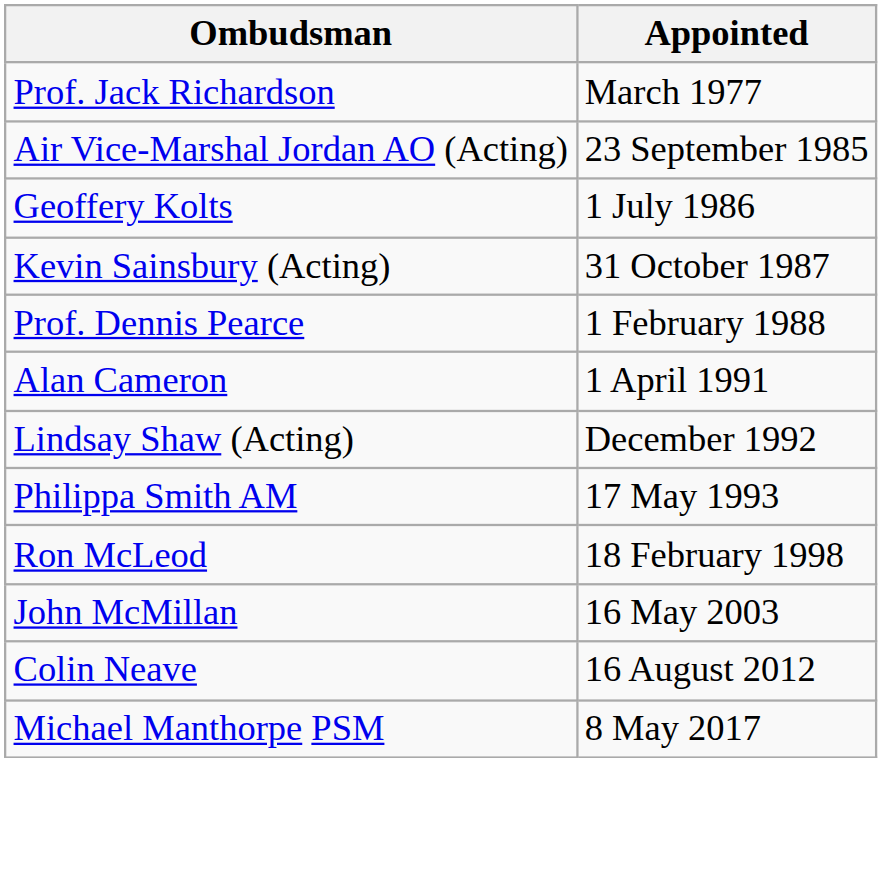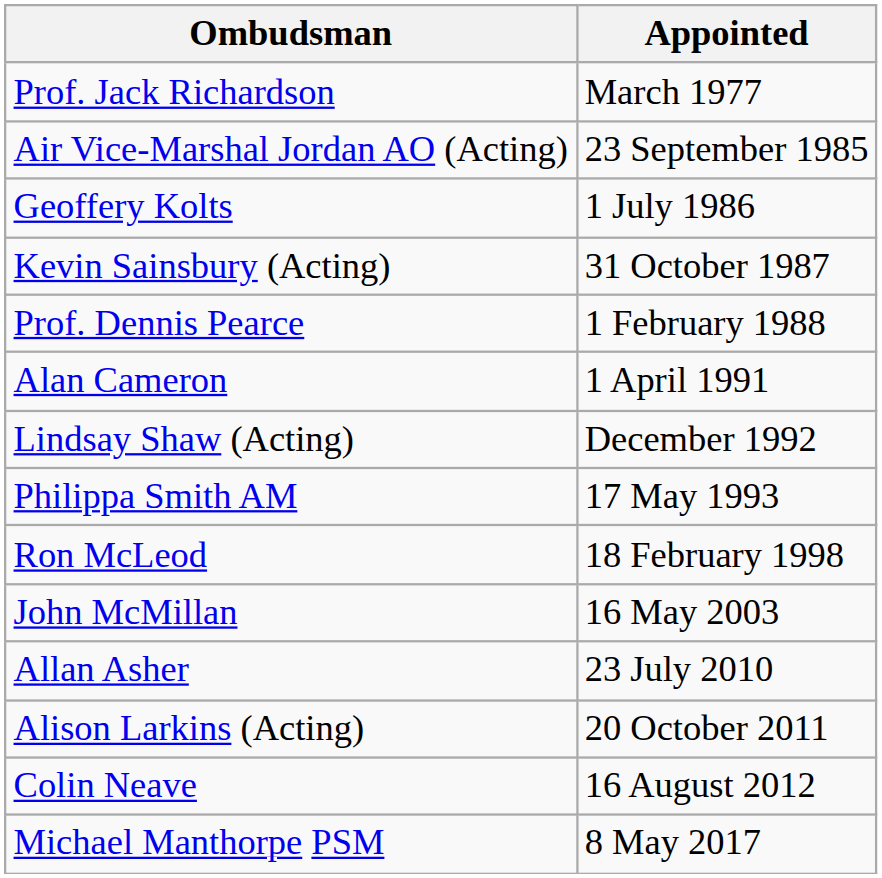+ row: (101, 669)
+ row: (189, 727)
